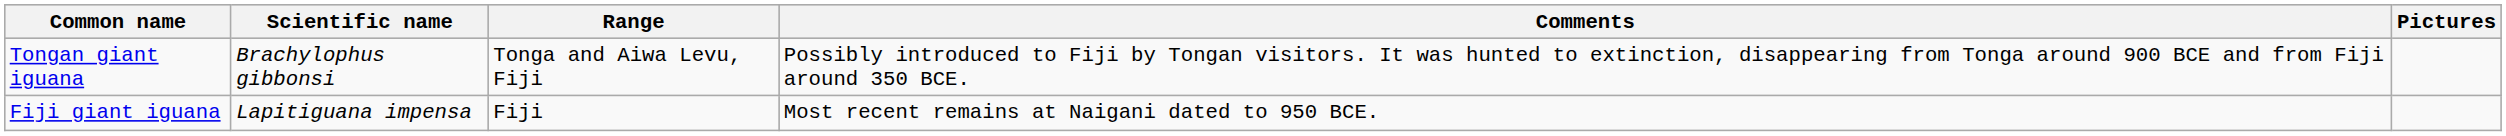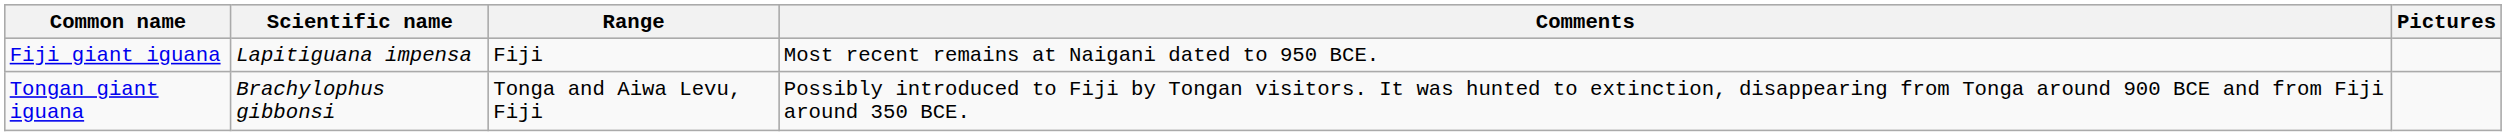rows swapped: (84, 67) <-> (115, 113)
